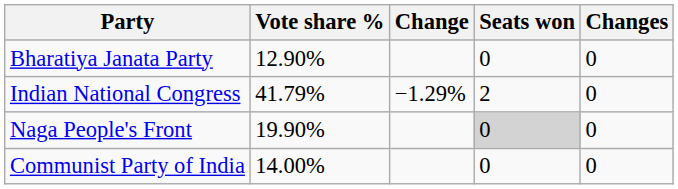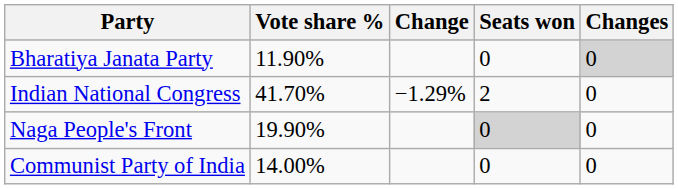(290, 58) 12.90% -> (290, 58) 11.90%
(591, 58) no background -> (591, 58) lightgrey background
(290, 93) 41.79% -> (290, 93) 41.70%
